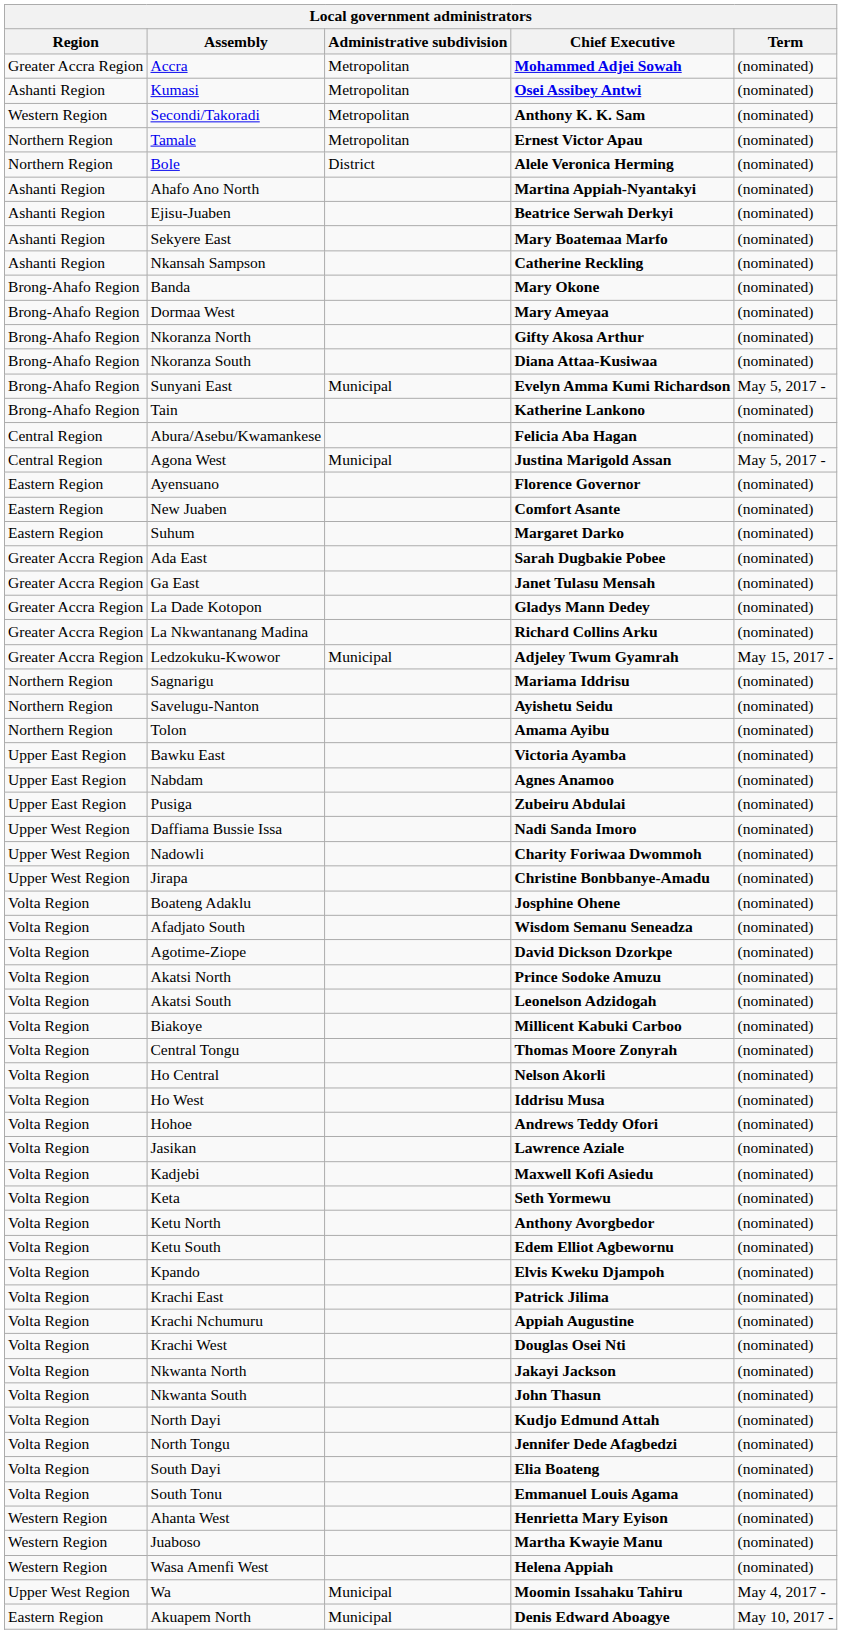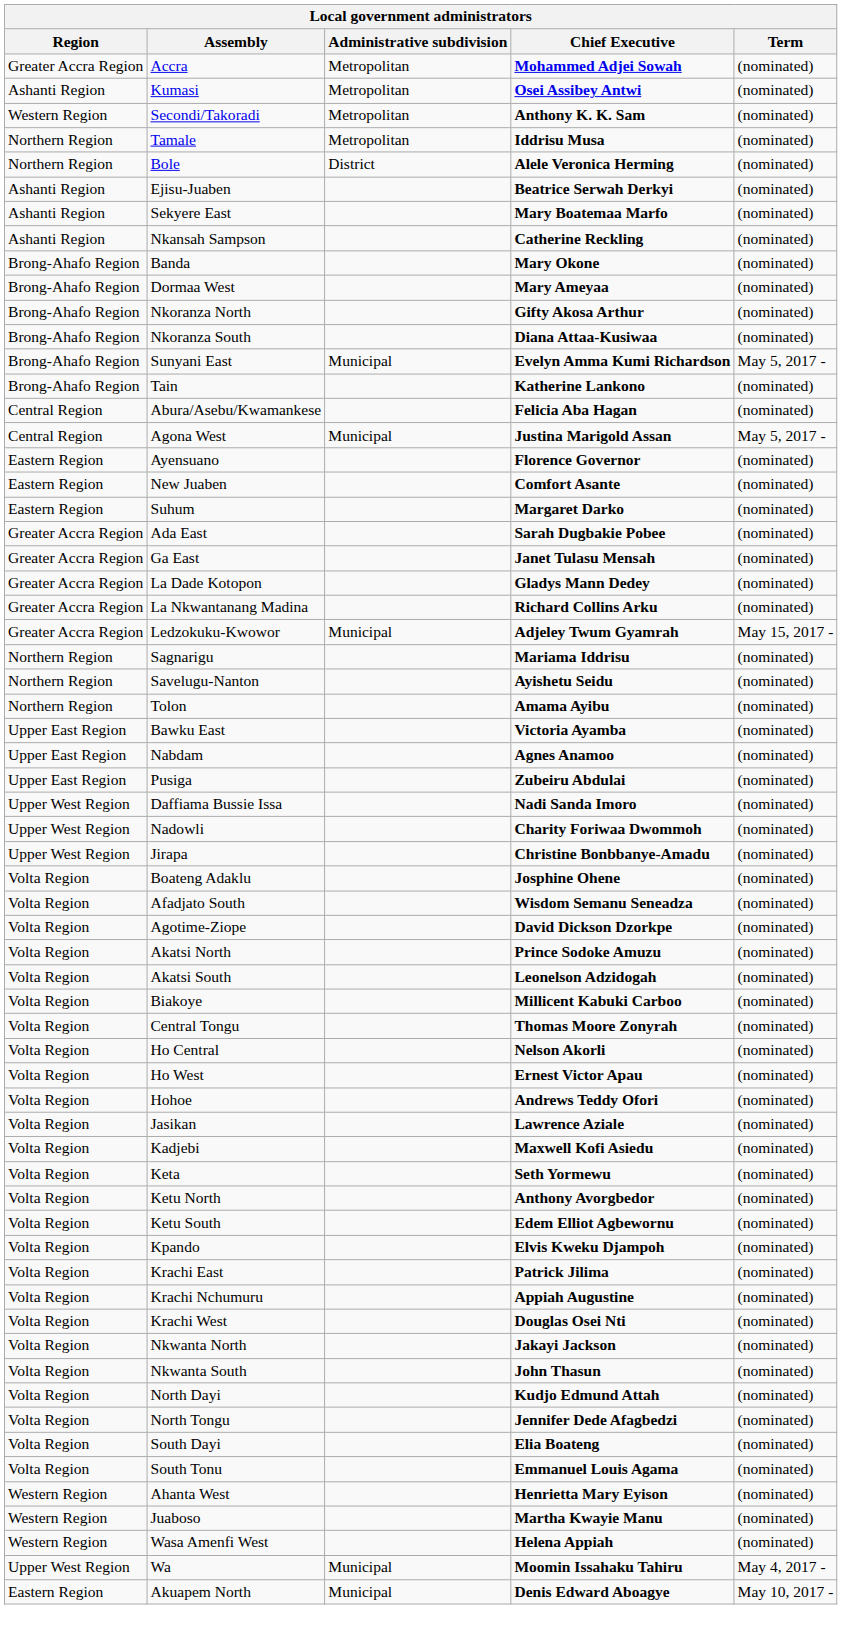(579, 139) Ernest Victor Apau -> (560, 139) Iddrisu Musa
- row: (205, 189)
(560, 1099) Iddrisu Musa -> (579, 1075) Ernest Victor Apau
